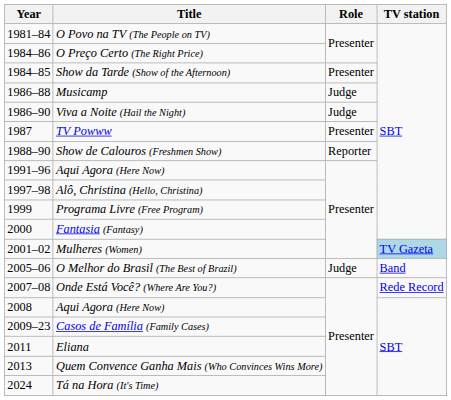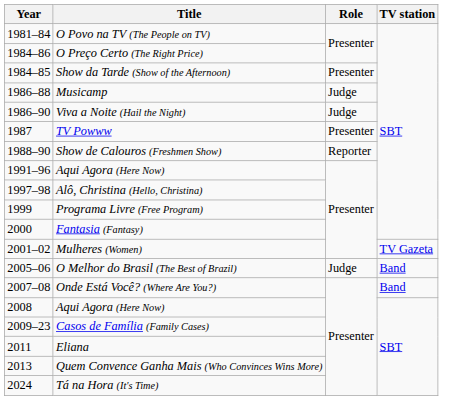(406, 248) lightblue background -> (406, 248) no background
(412, 287) Rede Record -> (393, 287) Band
